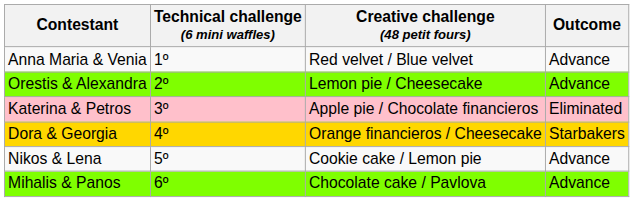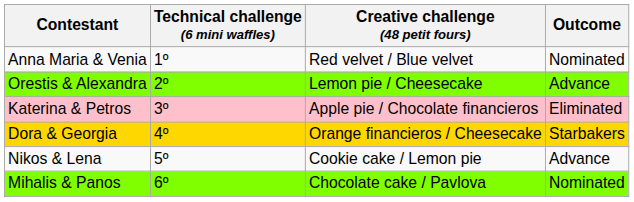(579, 59) Advance -> (587, 59) Nominated
(579, 183) Advance -> (587, 183) Nominated
